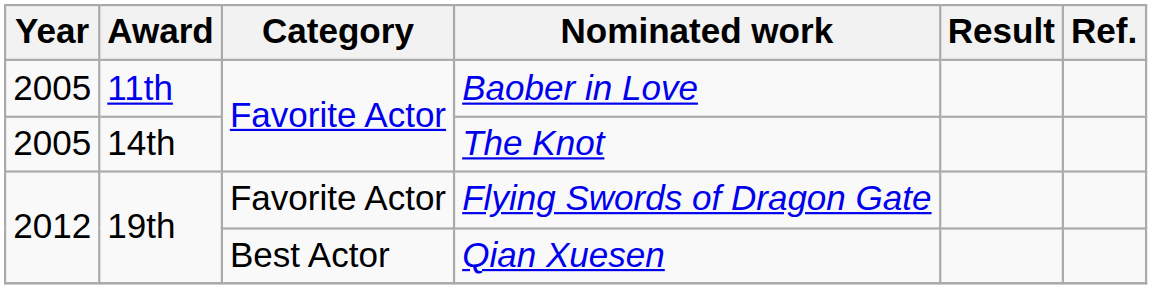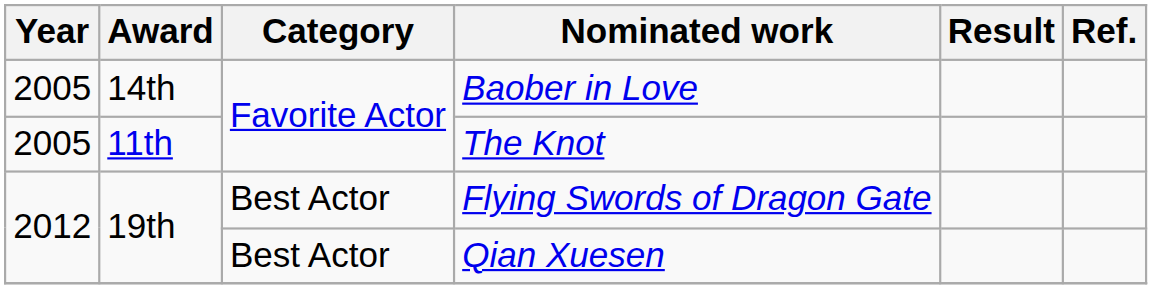(140, 87) 11th -> (141, 87) 14th
(141, 143) 14th -> (140, 143) 11th
(338, 198) Favorite Actor -> (310, 198) Best Actor
